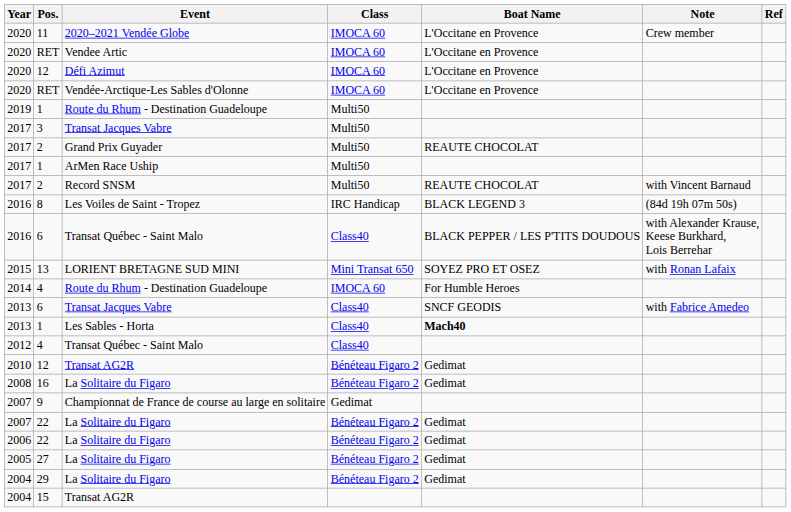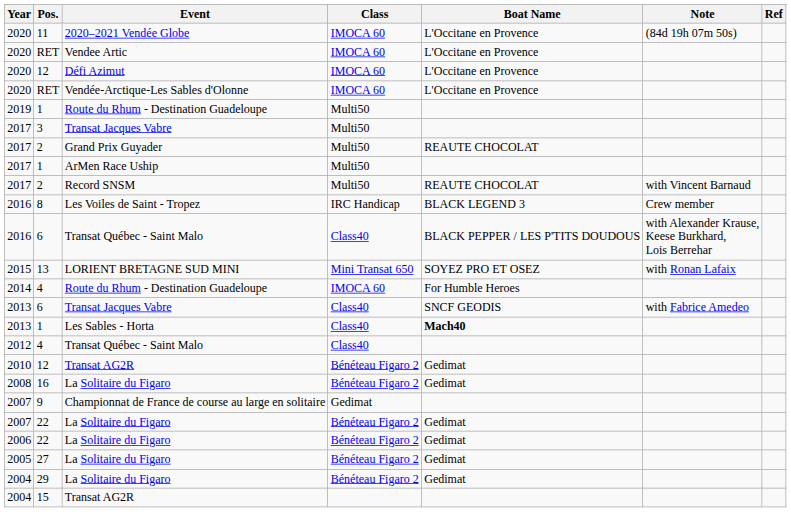(680, 33) Crew member -> (691, 33) (84d 19h 07m 50s)
(691, 204) (84d 19h 07m 50s) -> (680, 204) Crew member
